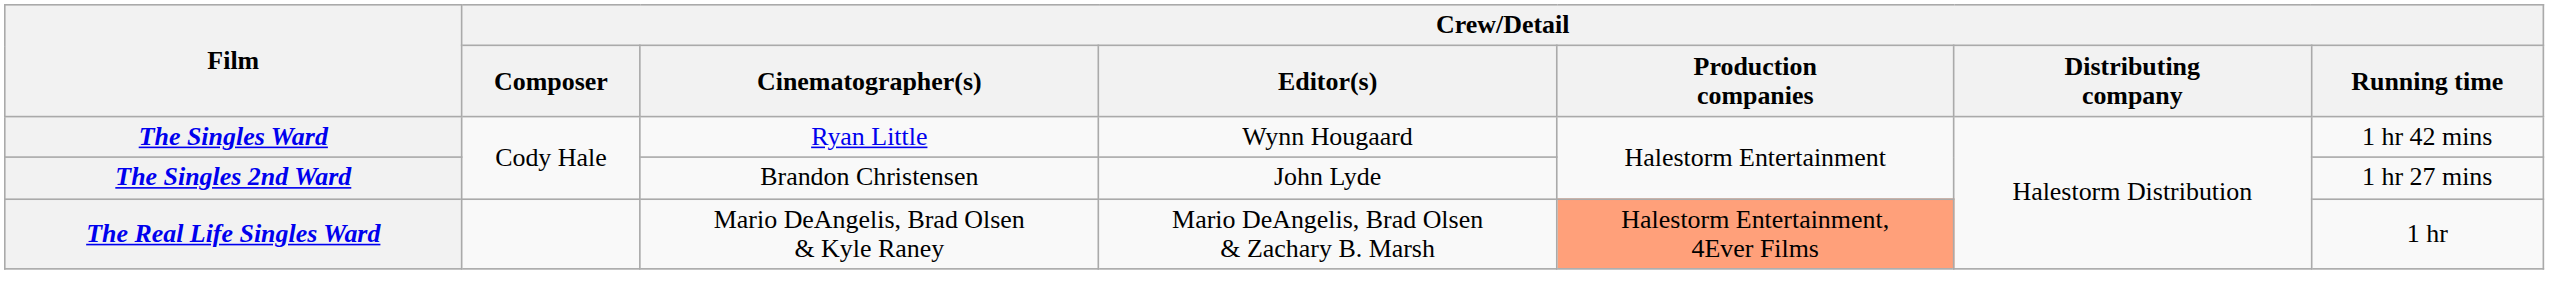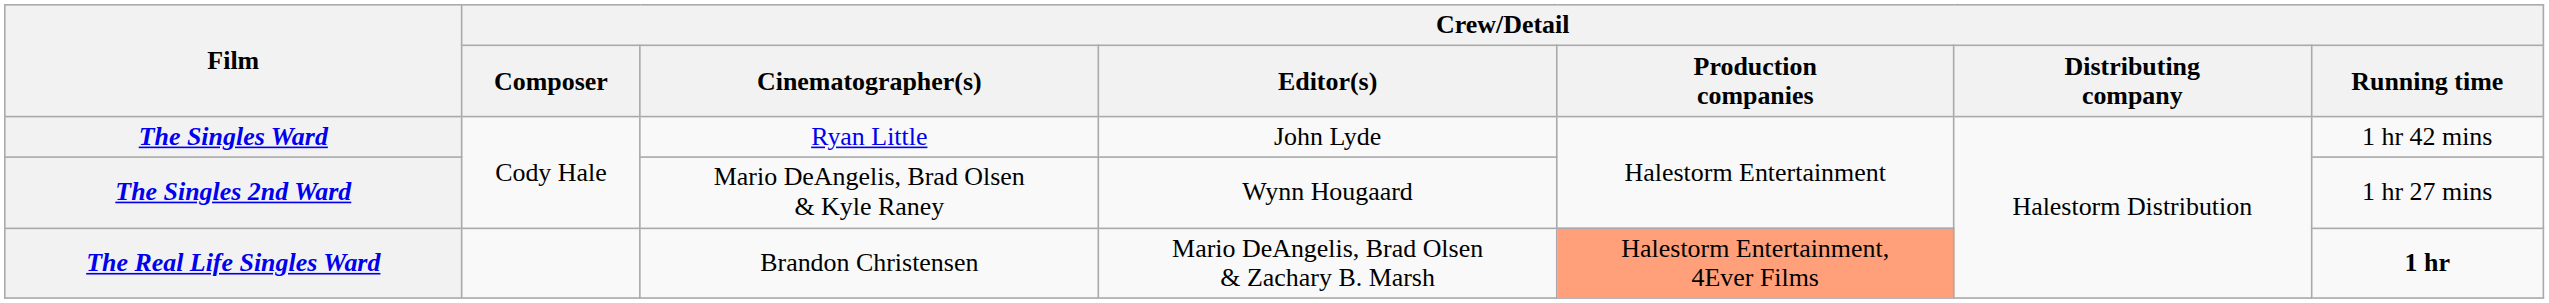(1328, 136) Wynn Hougaard -> (1328, 136) John Lyde
(869, 177) Brandon Christensen -> (869, 192) Mario DeAngelis, Brad Olsen & Kyle Raney
(1328, 177) John Lyde -> (1328, 192) Wynn Hougaard
(869, 233) Mario DeAngelis, Brad Olsen & Kyle Raney -> (869, 262) Brandon Christensen
(2427, 233) normal -> (2427, 262) bold
